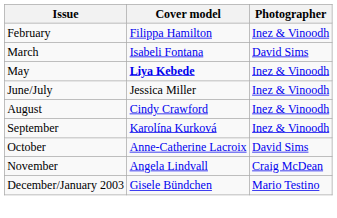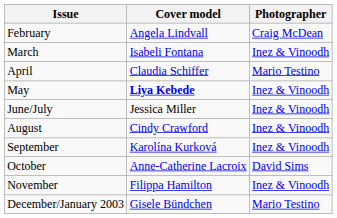(171, 33) Filippa Hamilton -> (169, 33) Angela Lindvall
(291, 33) Inez & Vinoodh -> (288, 33) Craig McDean
(280, 52) David Sims -> (291, 52) Inez & Vinoodh
+ row: (20, 71)
(169, 166) Angela Lindvall -> (171, 185) Filippa Hamilton
(288, 166) Craig McDean -> (291, 185) Inez & Vinoodh
